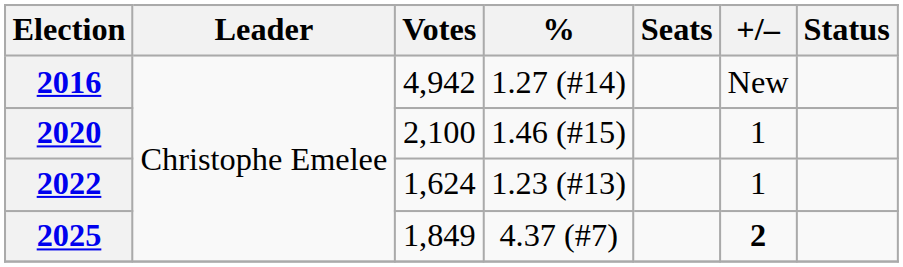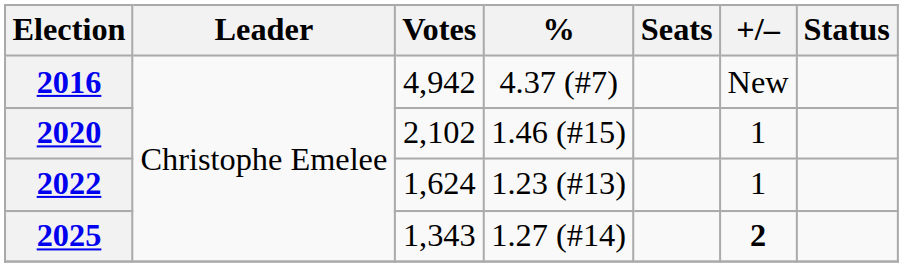(559, 81) 1.27 (#14) -> (559, 81) 4.37 (#7)
(439, 132) 2,100 -> (439, 132) 2,102
(439, 235) 1,849 -> (439, 235) 1,343
(559, 235) 4.37 (#7) -> (559, 235) 1.27 (#14)
